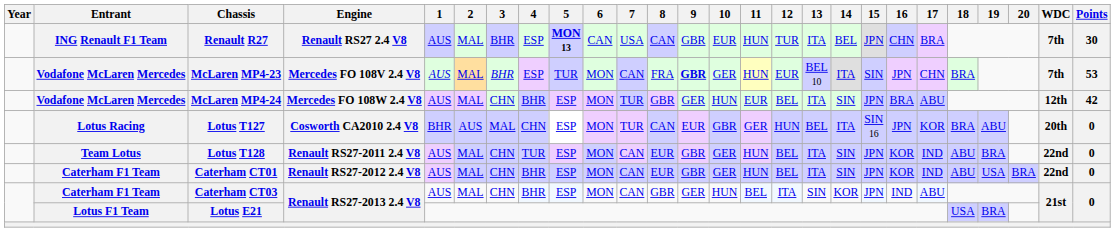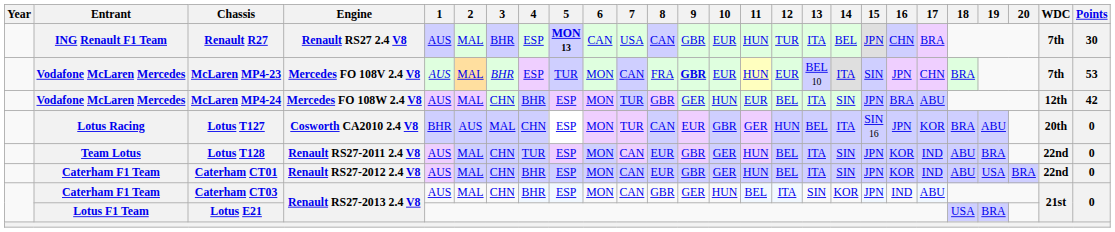(725, 73) GER -> (725, 73) EUR
